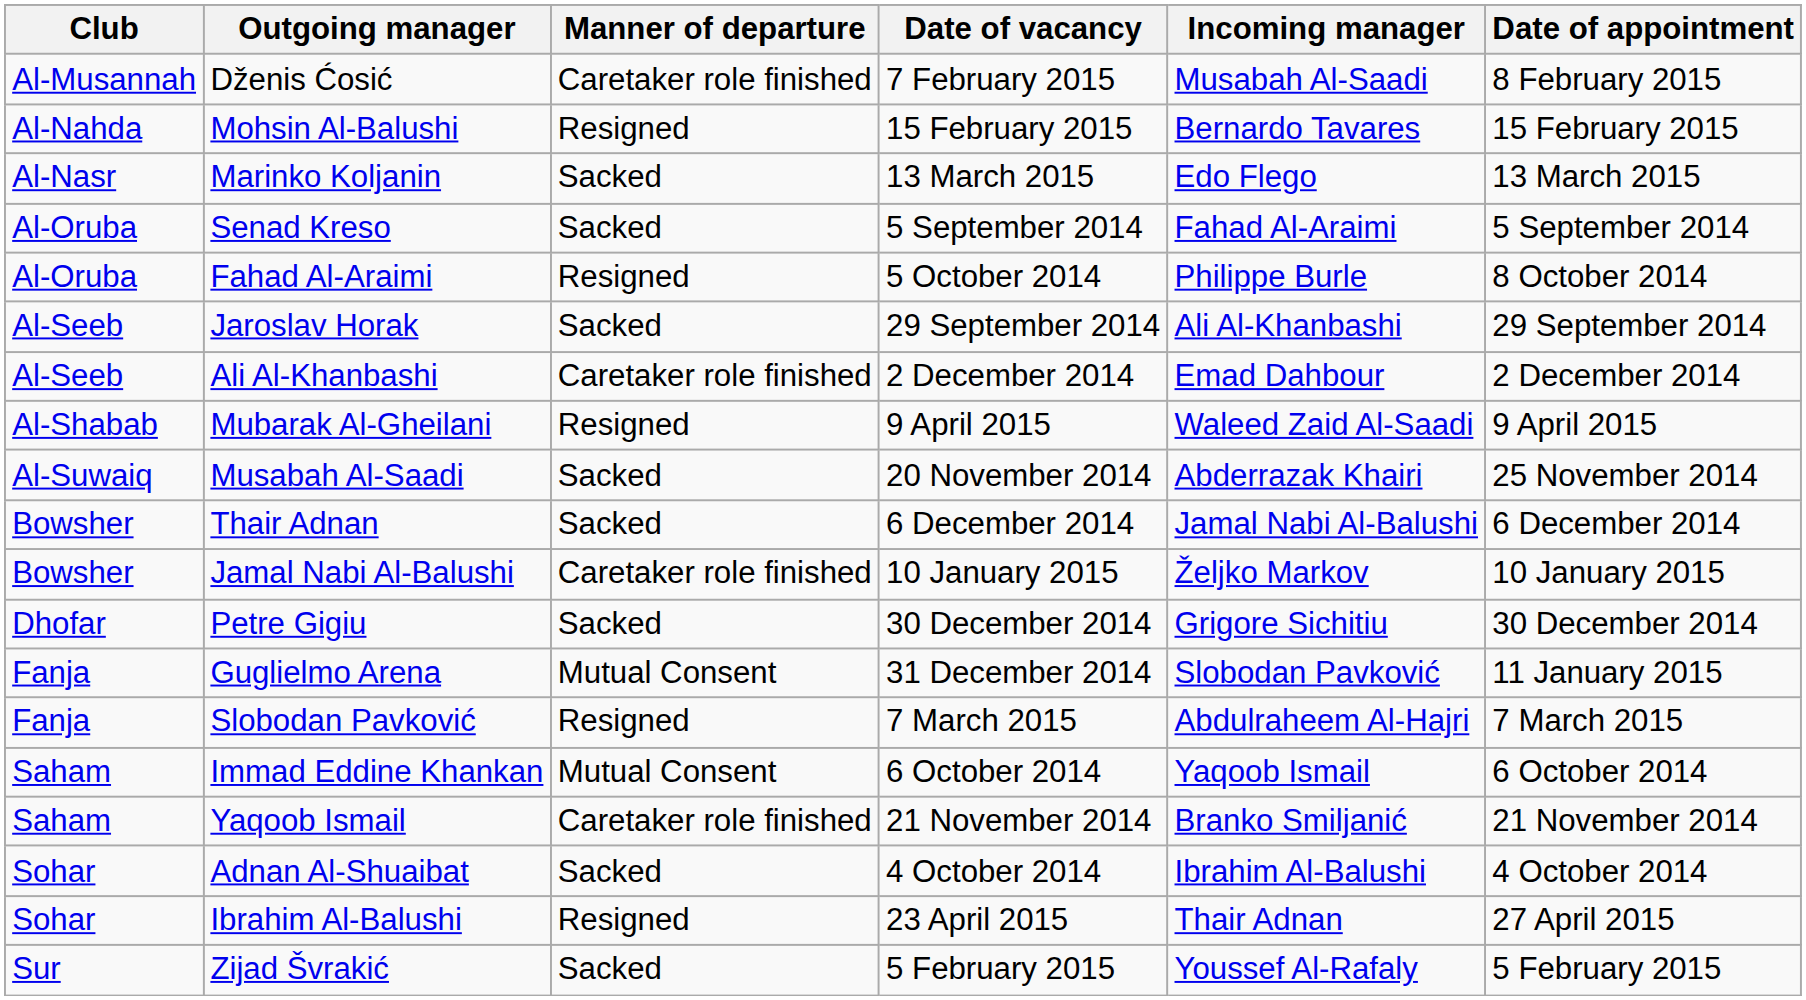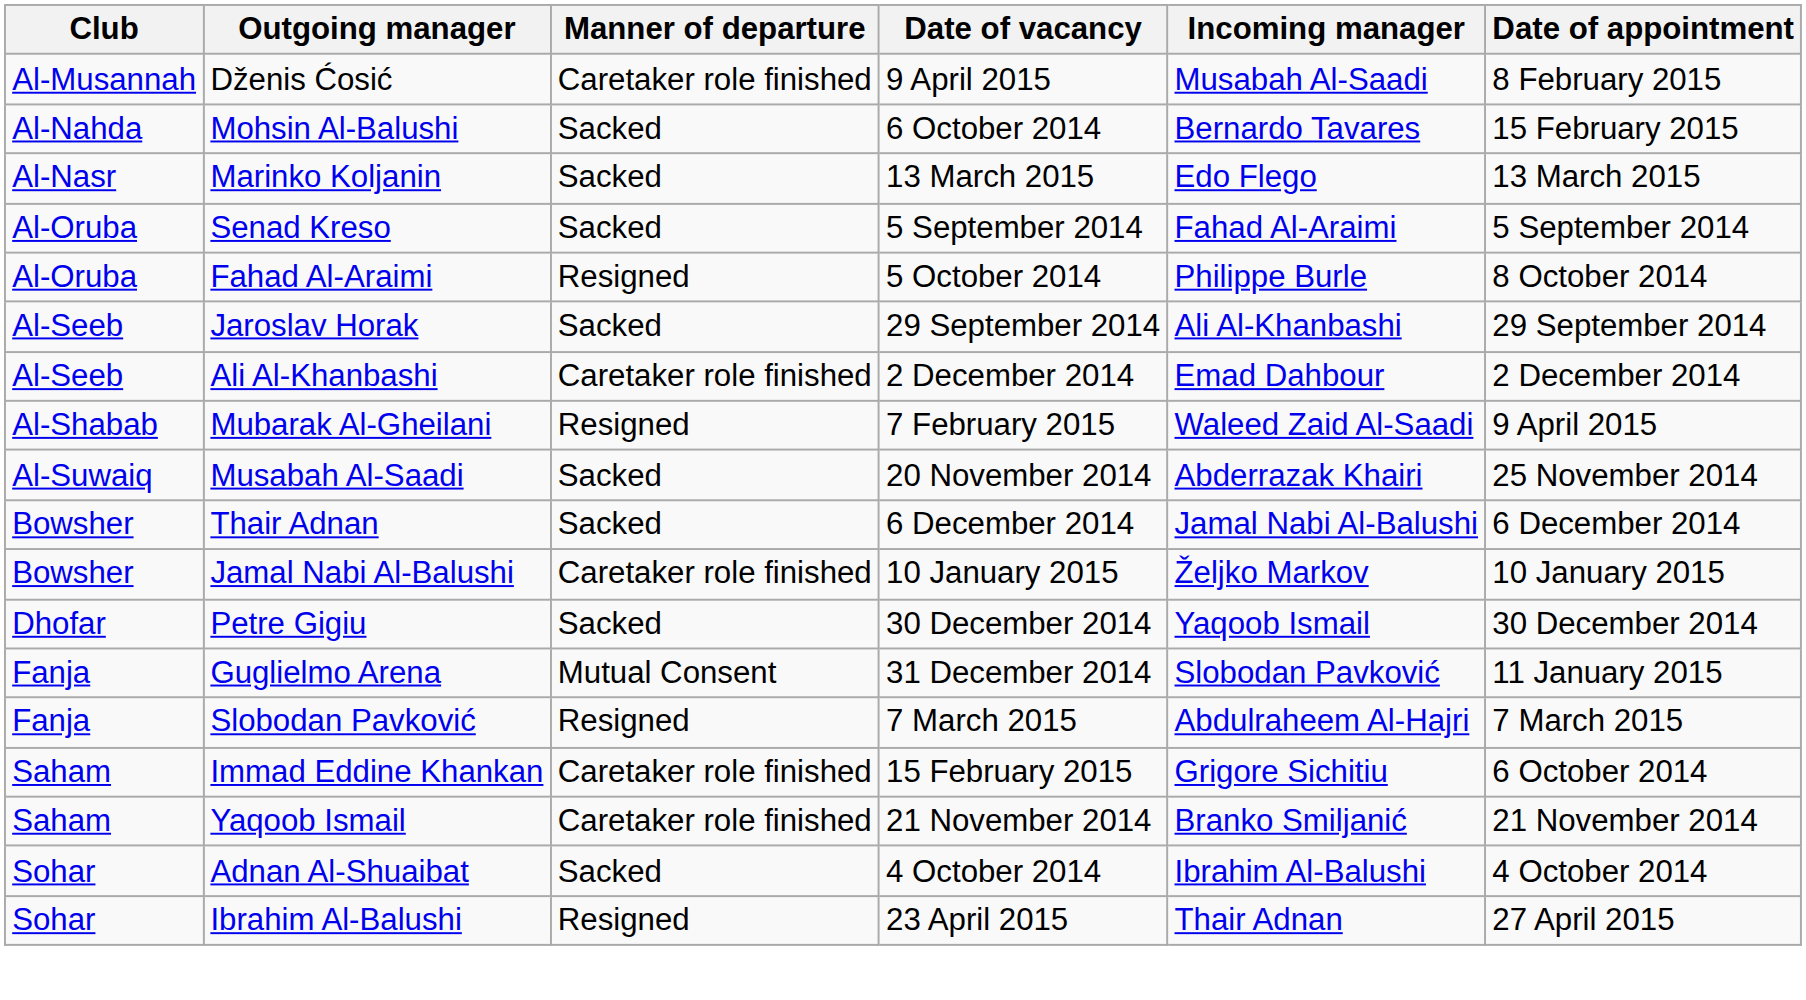(1001, 78) 7 February 2015 -> (968, 78) 9 April 2015
(624, 128) Resigned -> (610, 128) Sacked
(1009, 128) 15 February 2015 -> (994, 128) 6 October 2014
(968, 425) 9 April 2015 -> (1001, 425) 7 February 2015
(1281, 623) Grigore Sichitiu -> (1272, 623) Yaqoob Ismail
(667, 771) Mutual Consent -> (715, 771) Caretaker role finished
(994, 771) 6 October 2014 -> (1009, 771) 15 February 2015
(1272, 771) Yaqoob Ismail -> (1281, 771) Grigore Sichitiu
- row: (300, 969)
